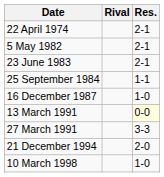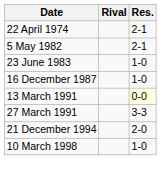(142, 63) 2-1 -> (139, 63) 1-0
- row: (53, 79)
